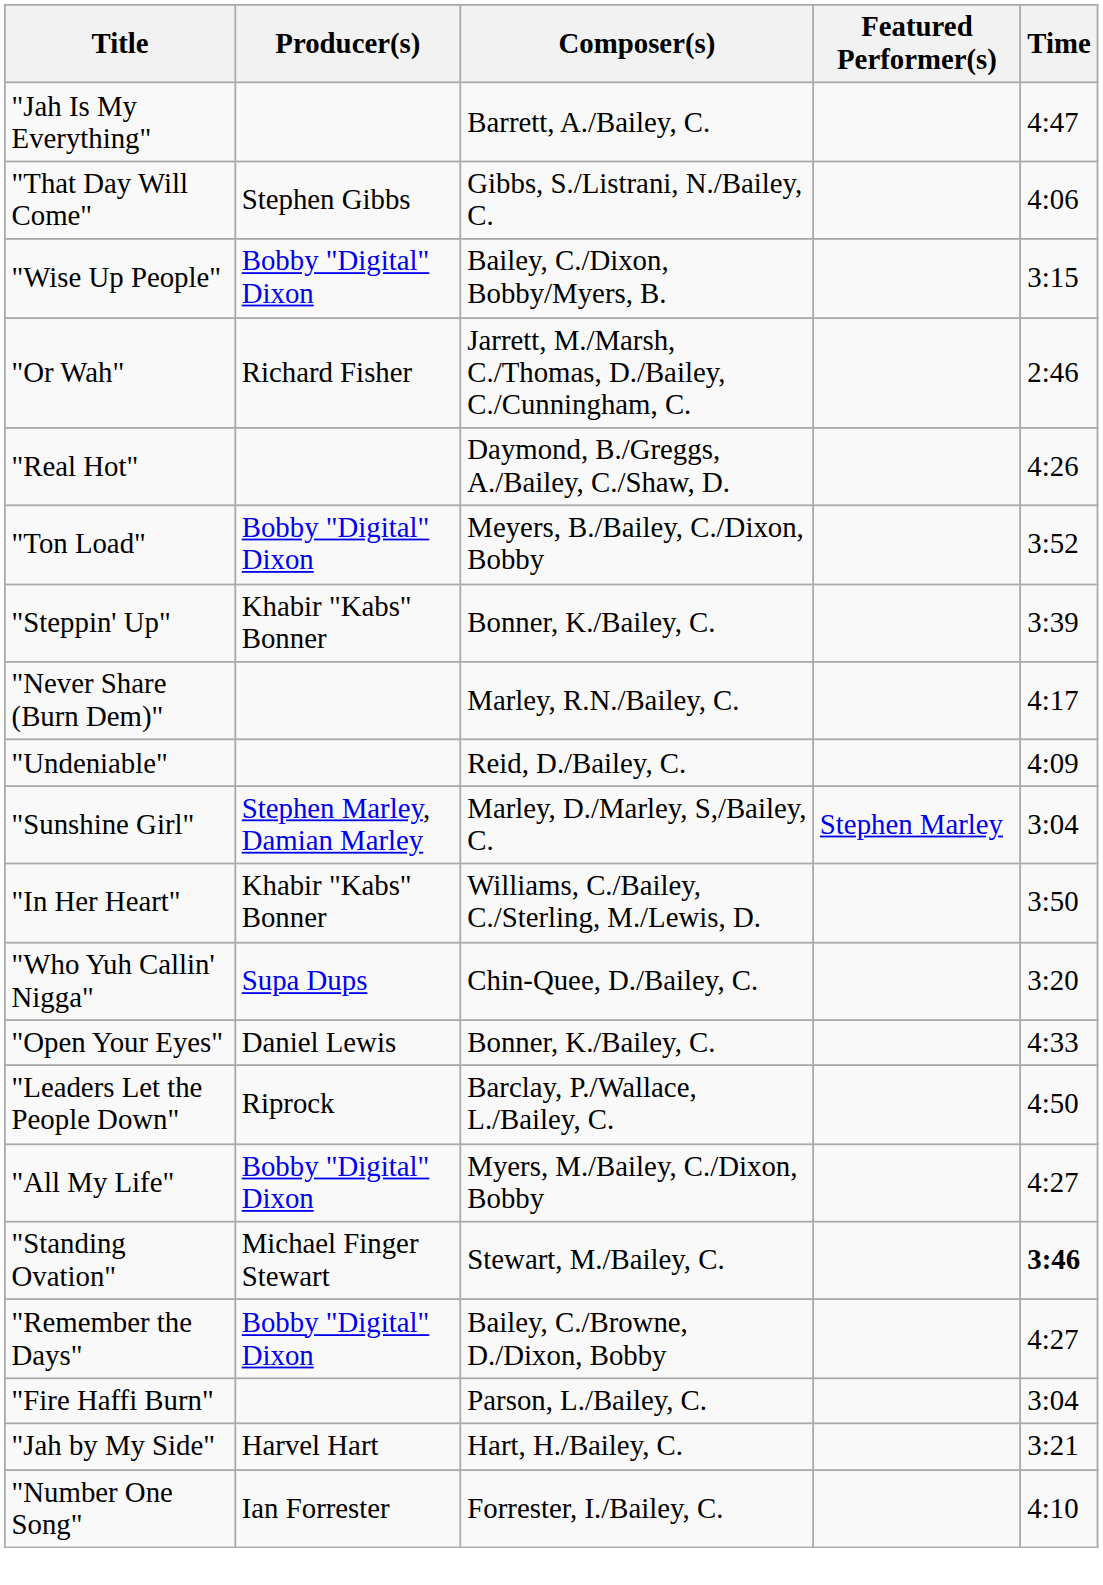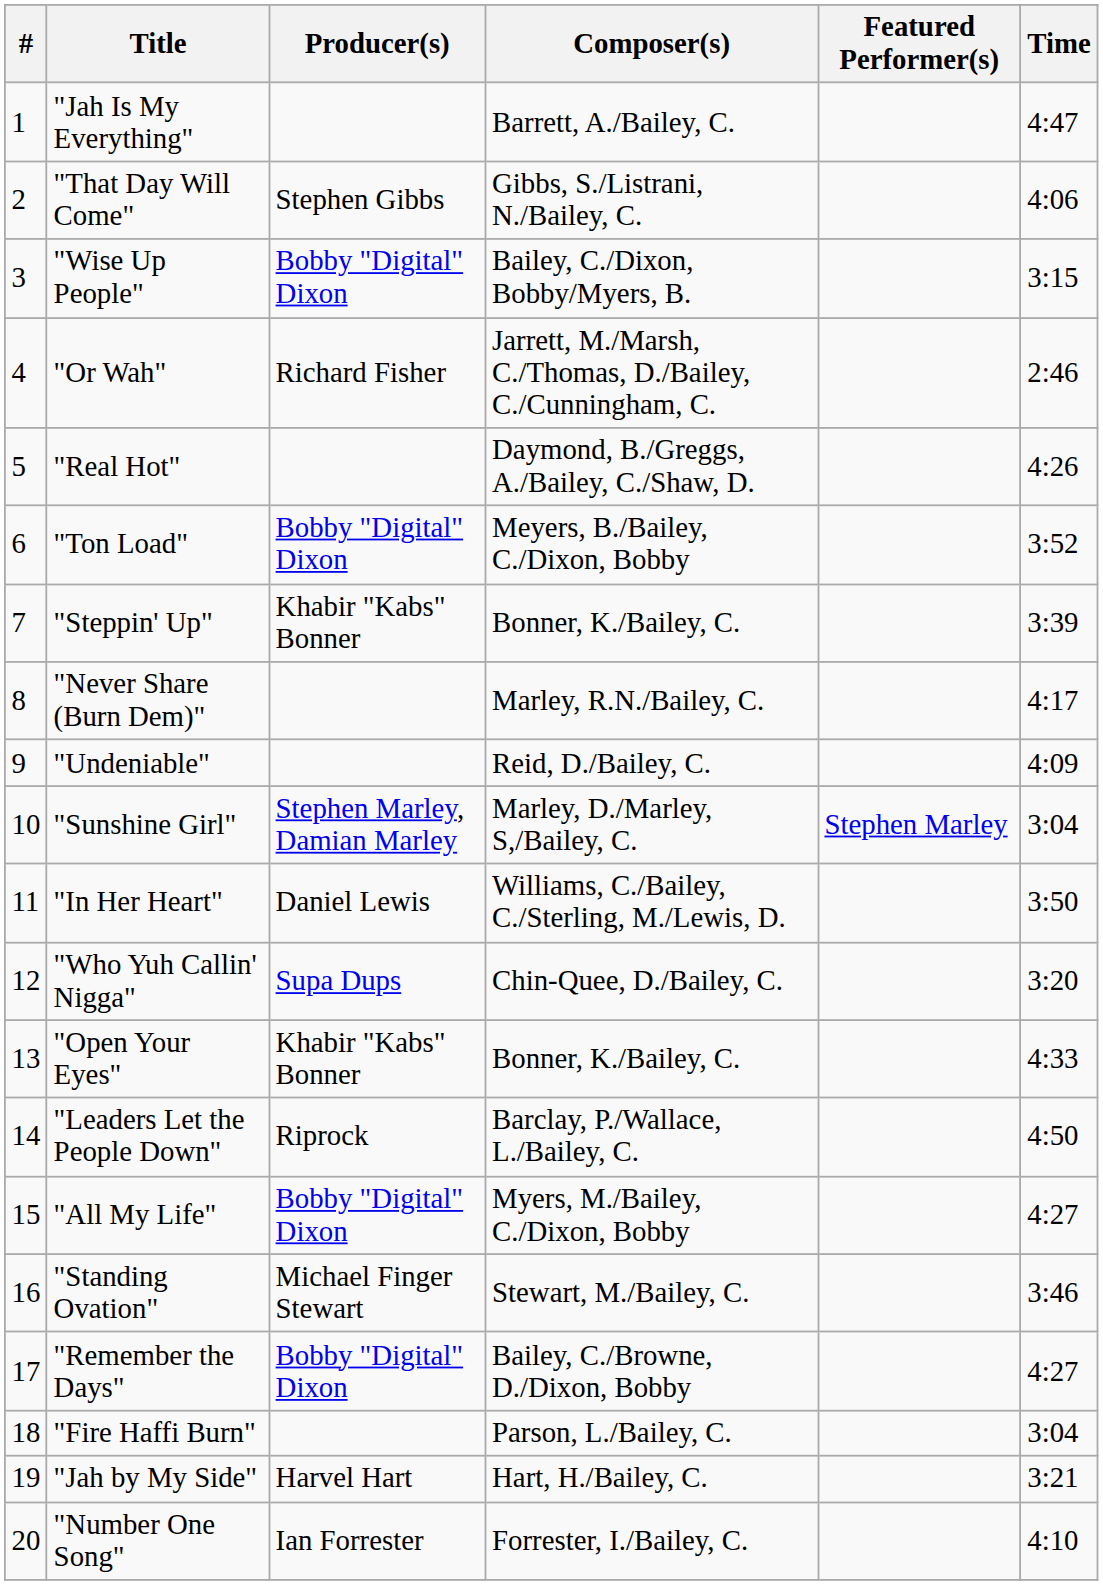+ column: (26, 43)
(327, 902) Khabir "Kabs" Bonner -> (353, 902) Daniel Lewis
(319, 1042) Daniel Lewis -> (361, 1058) Khabir "Kabs" Bonner
(1054, 1260) bold -> (1053, 1292) normal
